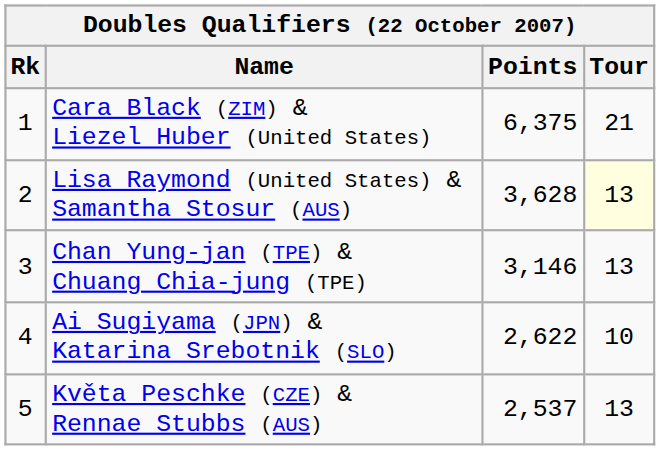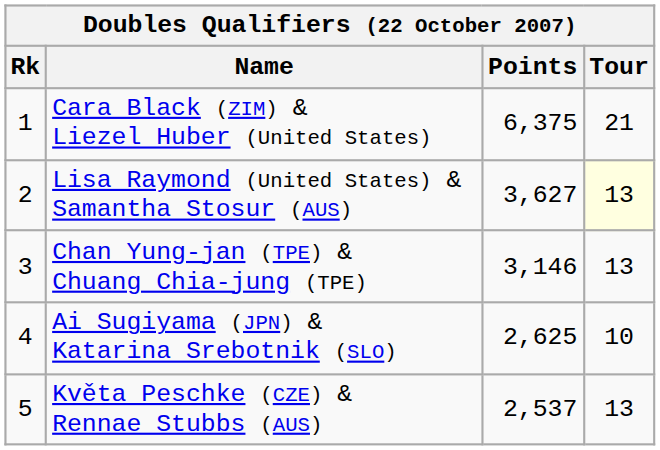(540, 195) 3,628 -> (540, 195) 3,627
(540, 338) 2,622 -> (540, 338) 2,625
